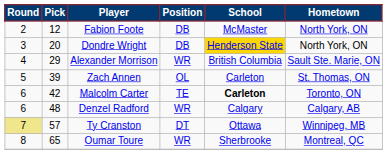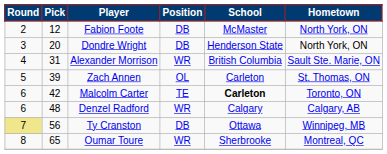(245, 45) gold background -> (245, 45) no background
(55, 61) 29 -> (55, 61) 31
(55, 125) 57 -> (55, 125) 56
(182, 125) DT -> (182, 125) DB
